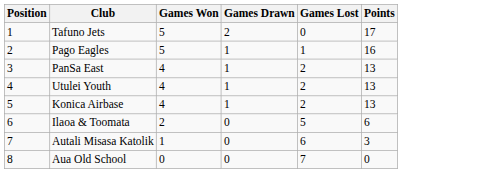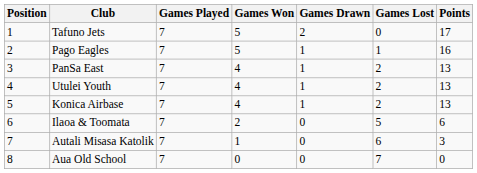+ column: (194, 13)
